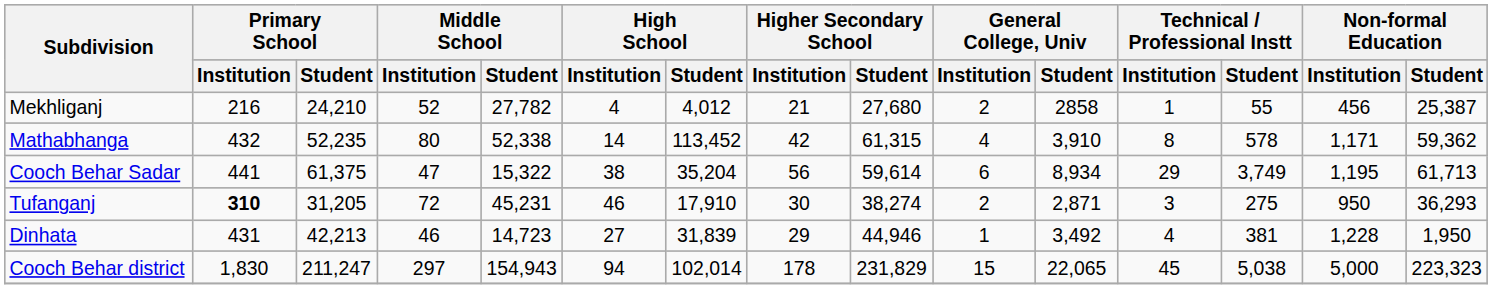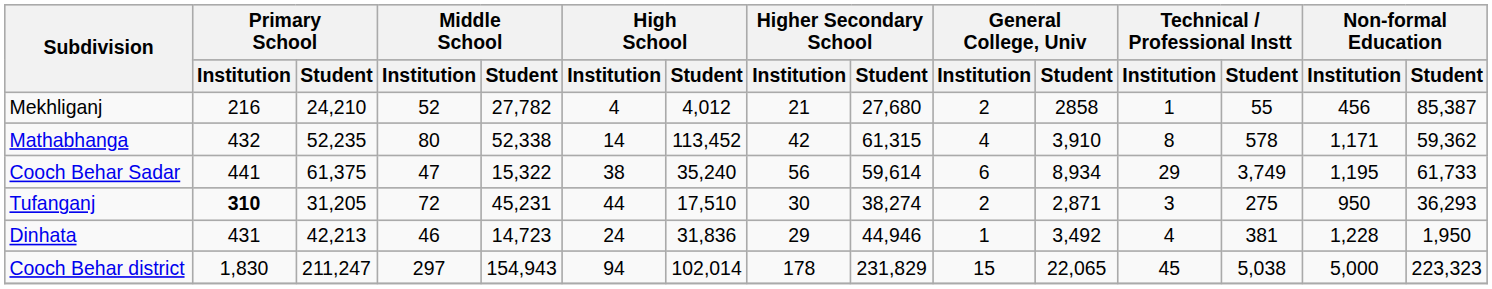(1447, 108) 25,387 -> (1447, 108) 85,387
(707, 172) 35,204 -> (707, 172) 35,240
(1447, 172) 61,713 -> (1447, 172) 61,733
(614, 204) 46 -> (614, 204) 44
(707, 204) 17,910 -> (707, 204) 17,510
(614, 236) 27 -> (614, 236) 24
(707, 236) 31,839 -> (707, 236) 31,836
